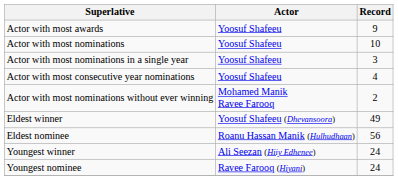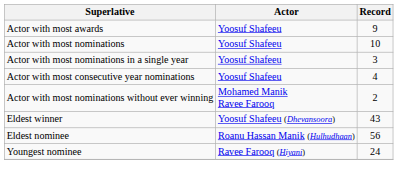(375, 119) 49 -> (375, 119) 43
- row: (41, 151)
